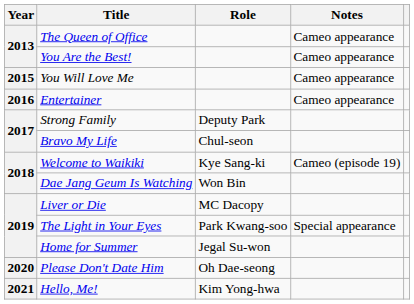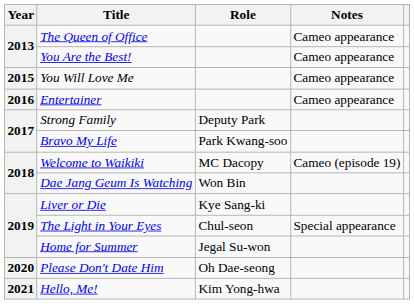(226, 141) Chul-seon -> (243, 141) Park Kwang-soo
(232, 162) Kye Sang-ki -> (231, 162) MC Dacopy
(231, 204) MC Dacopy -> (232, 204) Kye Sang-ki
(243, 225) Park Kwang-soo -> (226, 225) Chul-seon
